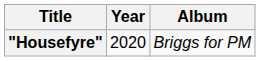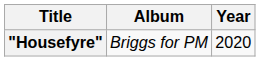columns swapped: (128, 17) <-> (202, 17)
